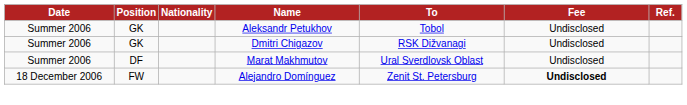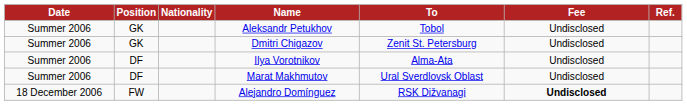(432, 45) RSK Dižvanagi -> (432, 45) Zenit St. Petersburg
+ row: (287, 60)
(432, 76) Zenit St. Petersburg -> (432, 92) RSK Dižvanagi
